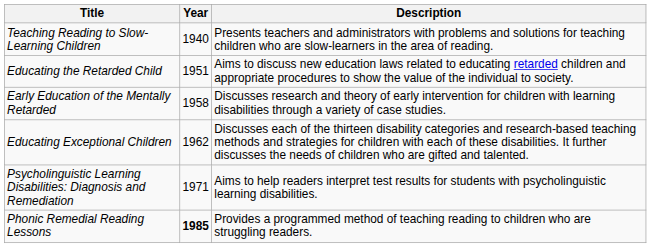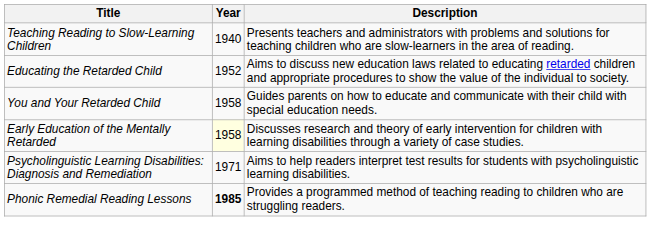(196, 71) 1951 -> (228, 71) 1952
+ row: (84, 103)
(196, 103) no background -> (228, 135) lightyellow background
- row: (89, 142)
